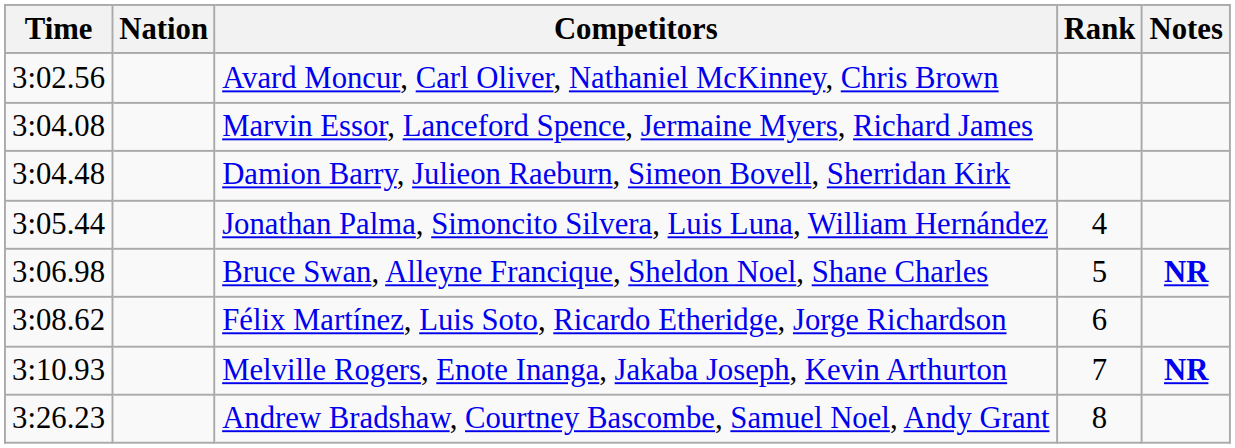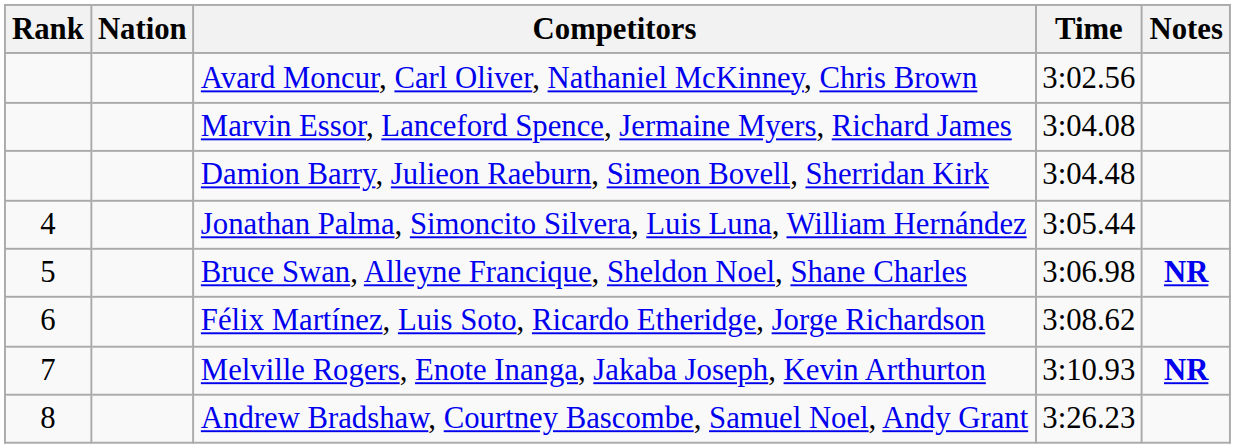columns swapped: (1099, 28) <-> (59, 28)
